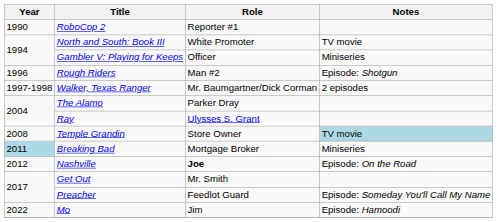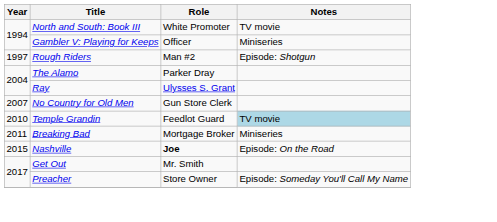- row: (81, 27)
(17, 73) 1996 -> (17, 57) 1997
- row: (104, 88)
+ row: (83, 103)
(17, 133) 2008 -> (17, 118) 2010
(215, 133) Store Owner -> (194, 118) Feedlot Guard
(17, 149) lightblue background -> (17, 133) no background
(17, 164) 2012 -> (17, 149) 2015
(218, 194) Feedlot Guard -> (190, 179) Store Owner
- row: (64, 210)
